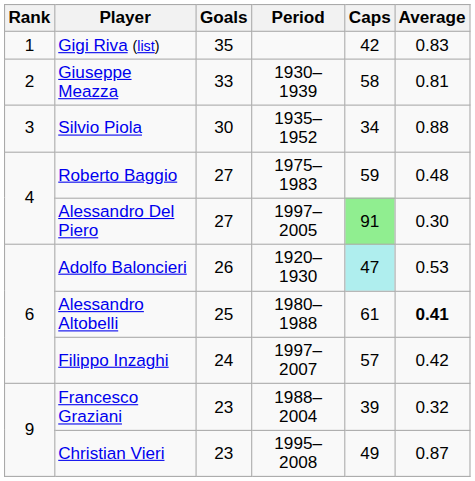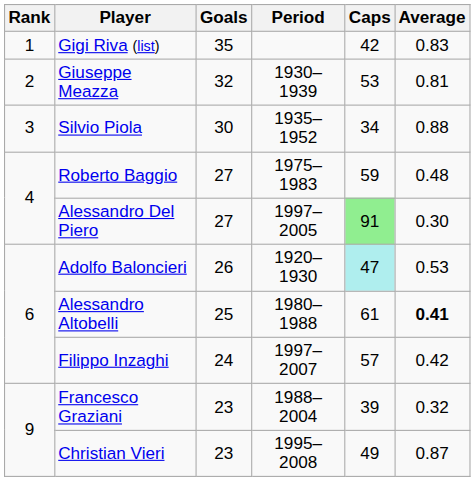(224, 82) 33 -> (224, 82) 32
(370, 82) 58 -> (370, 82) 53
